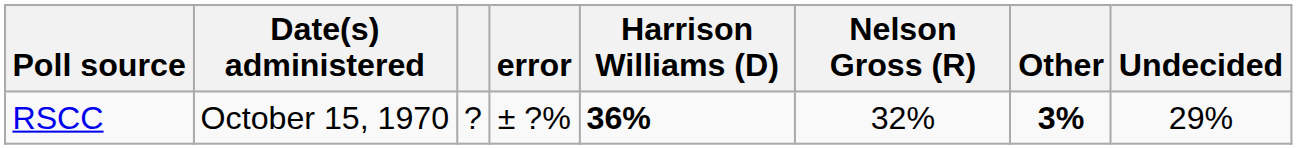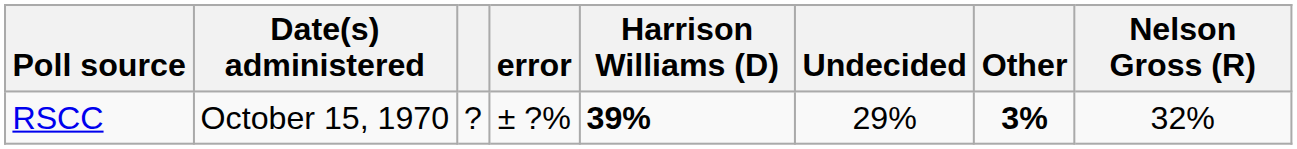columns swapped: (903, 48) <-> (1201, 66)
(619, 117) 36% -> (619, 117) 39%
